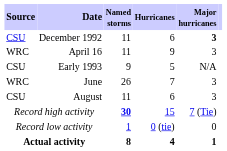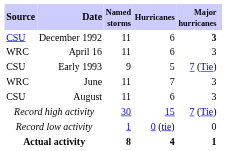(172, 52) 9 -> (172, 52) 6
(208, 67) N/A -> (203, 67) 7 (Tie)
(126, 82) 26 -> (126, 82) 11
(126, 112) bold -> (126, 112) normal
